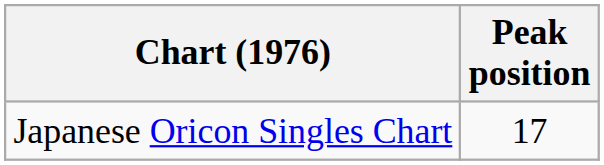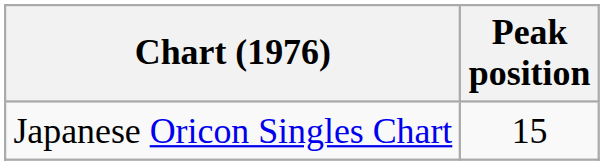(530, 130) 17 -> (530, 130) 15
